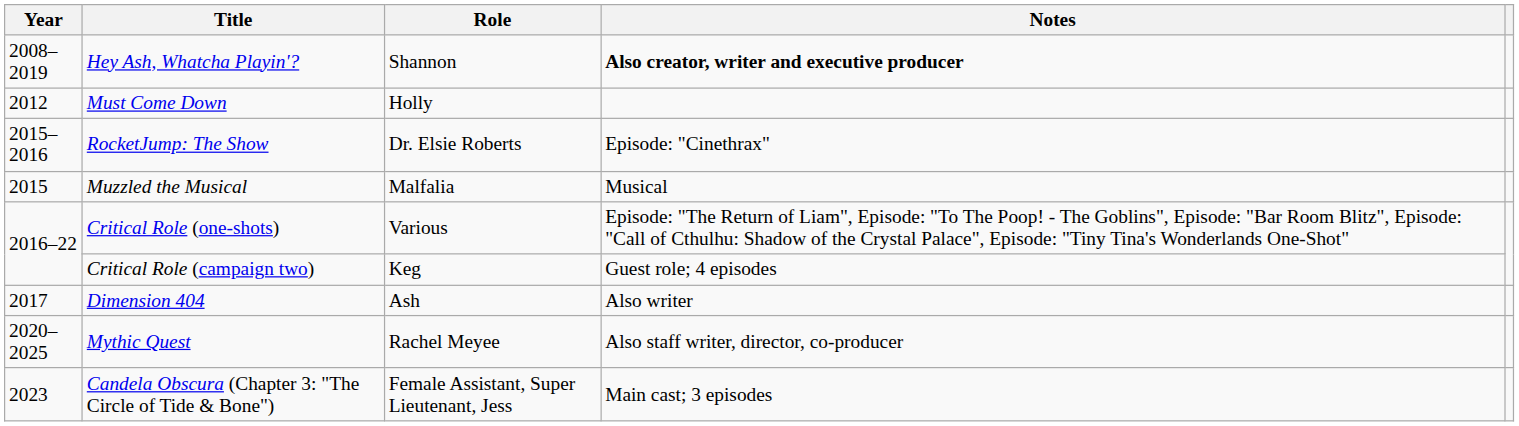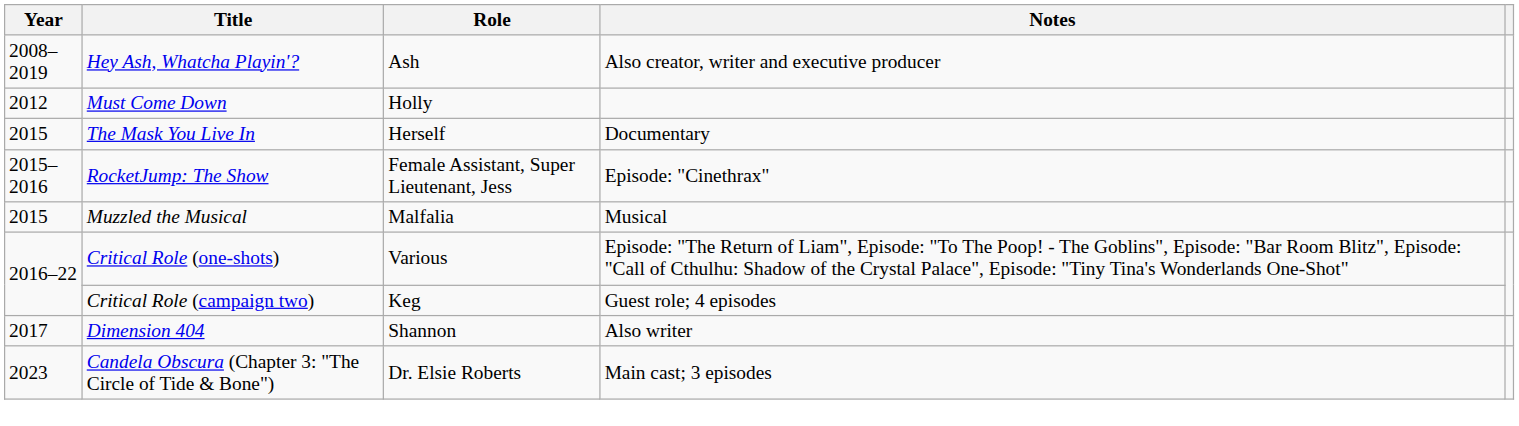(423, 61) Shannon -> (404, 61) Ash
(784, 61) bold -> (772, 61) normal
+ row: (171, 133)
(455, 144) Dr. Elsie Roberts -> (482, 175) Female Assistant, Super Lieutenant, Jess
(404, 300) Ash -> (422, 330) Shannon
- row: (139, 341)
(482, 394) Female Assistant, Super Lieutenant, Jess -> (455, 372) Dr. Elsie Roberts
